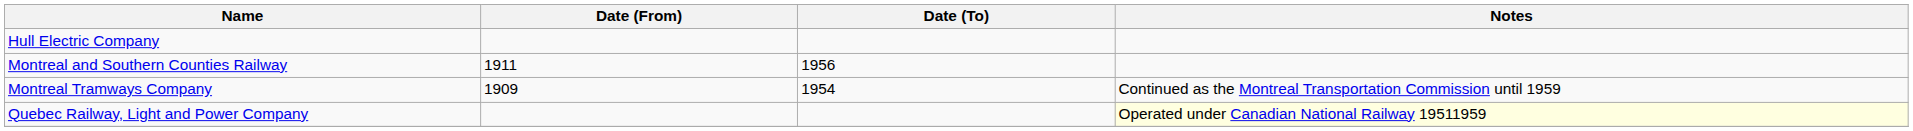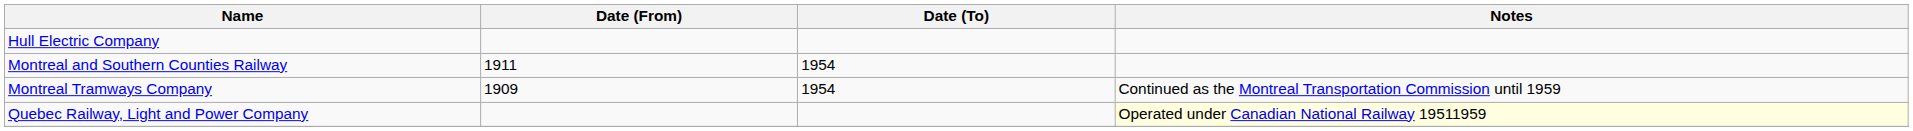(818, 65) 1956 -> (818, 65) 1954
